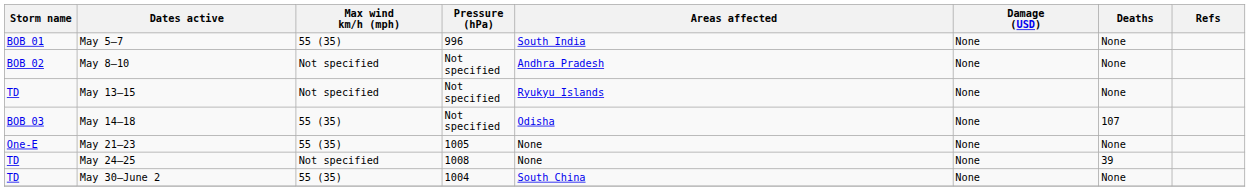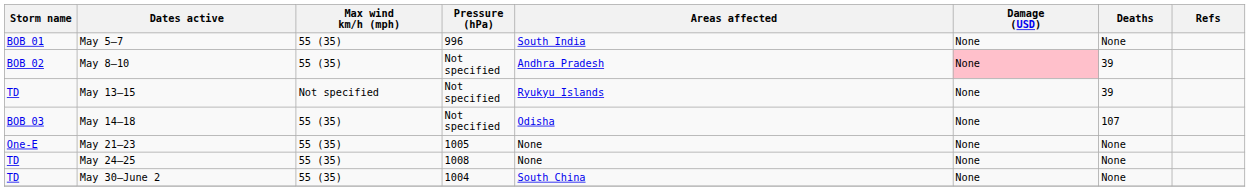(339, 64) Not specified -> (320, 64) 55 (35)
(968, 64) no background -> (968, 64) pink background
(1114, 64) None -> (1107, 64) 39
(1114, 93) None -> (1107, 93) 39
(339, 161) Not specified -> (320, 161) 55 (35)
(1107, 161) 39 -> (1114, 161) None
